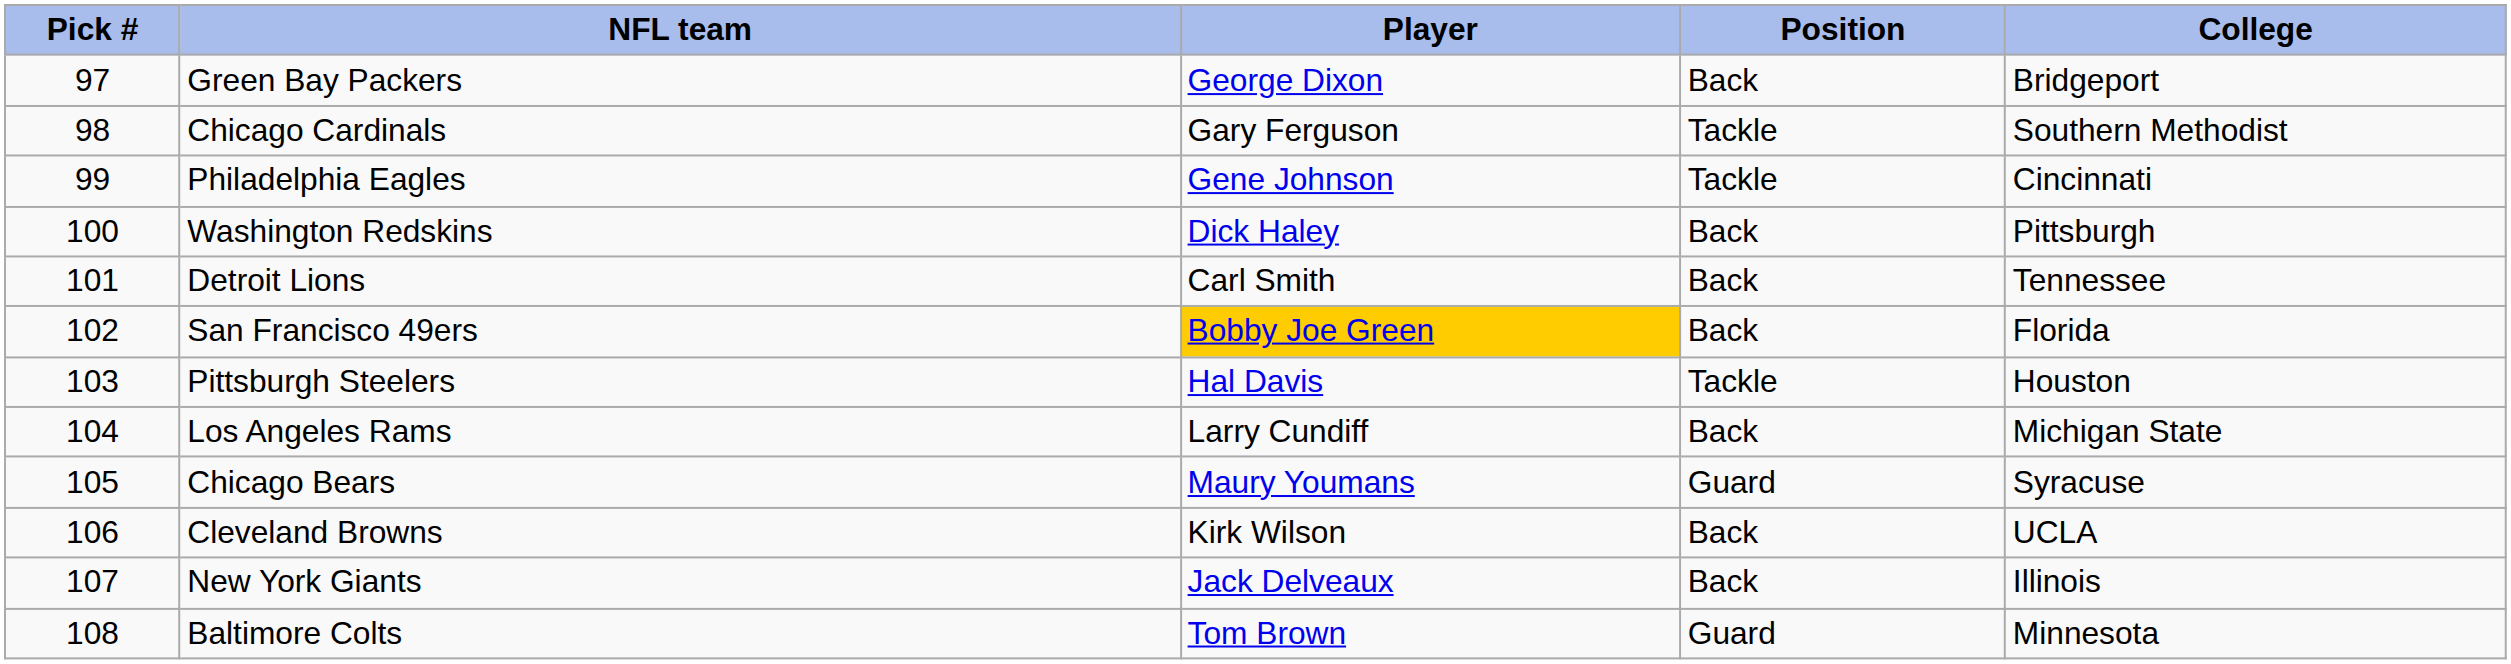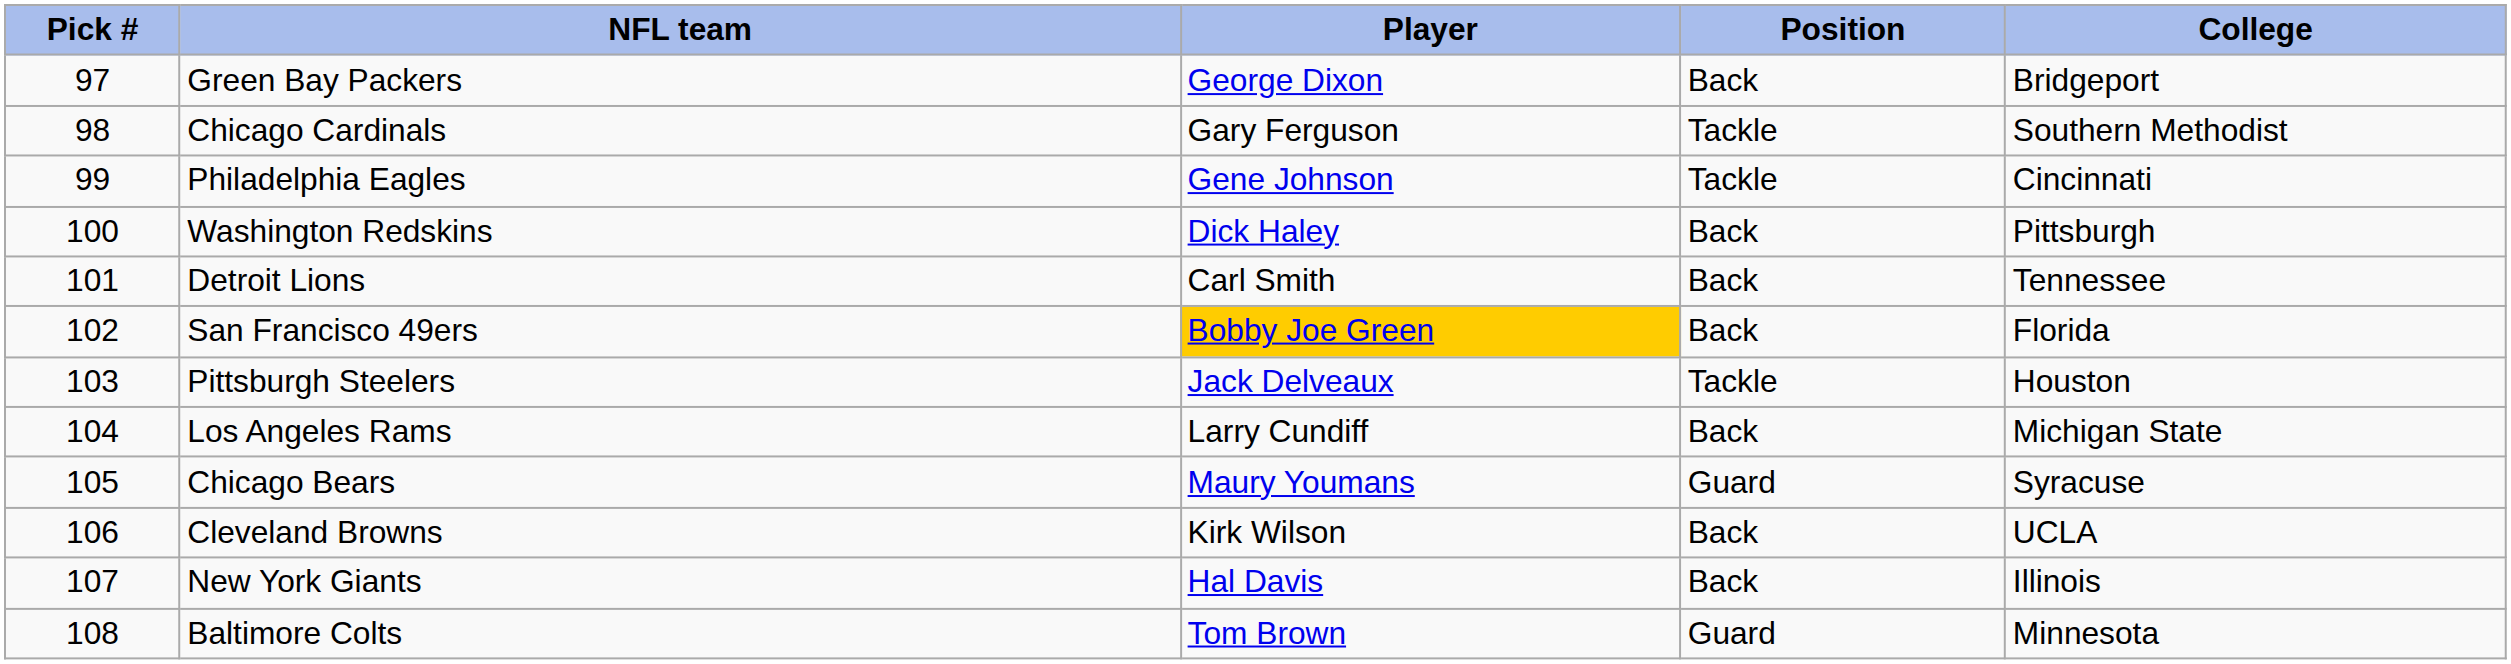(1255, 381) Hal Davis -> (1291, 381) Jack Delveaux
(1291, 582) Jack Delveaux -> (1255, 582) Hal Davis
